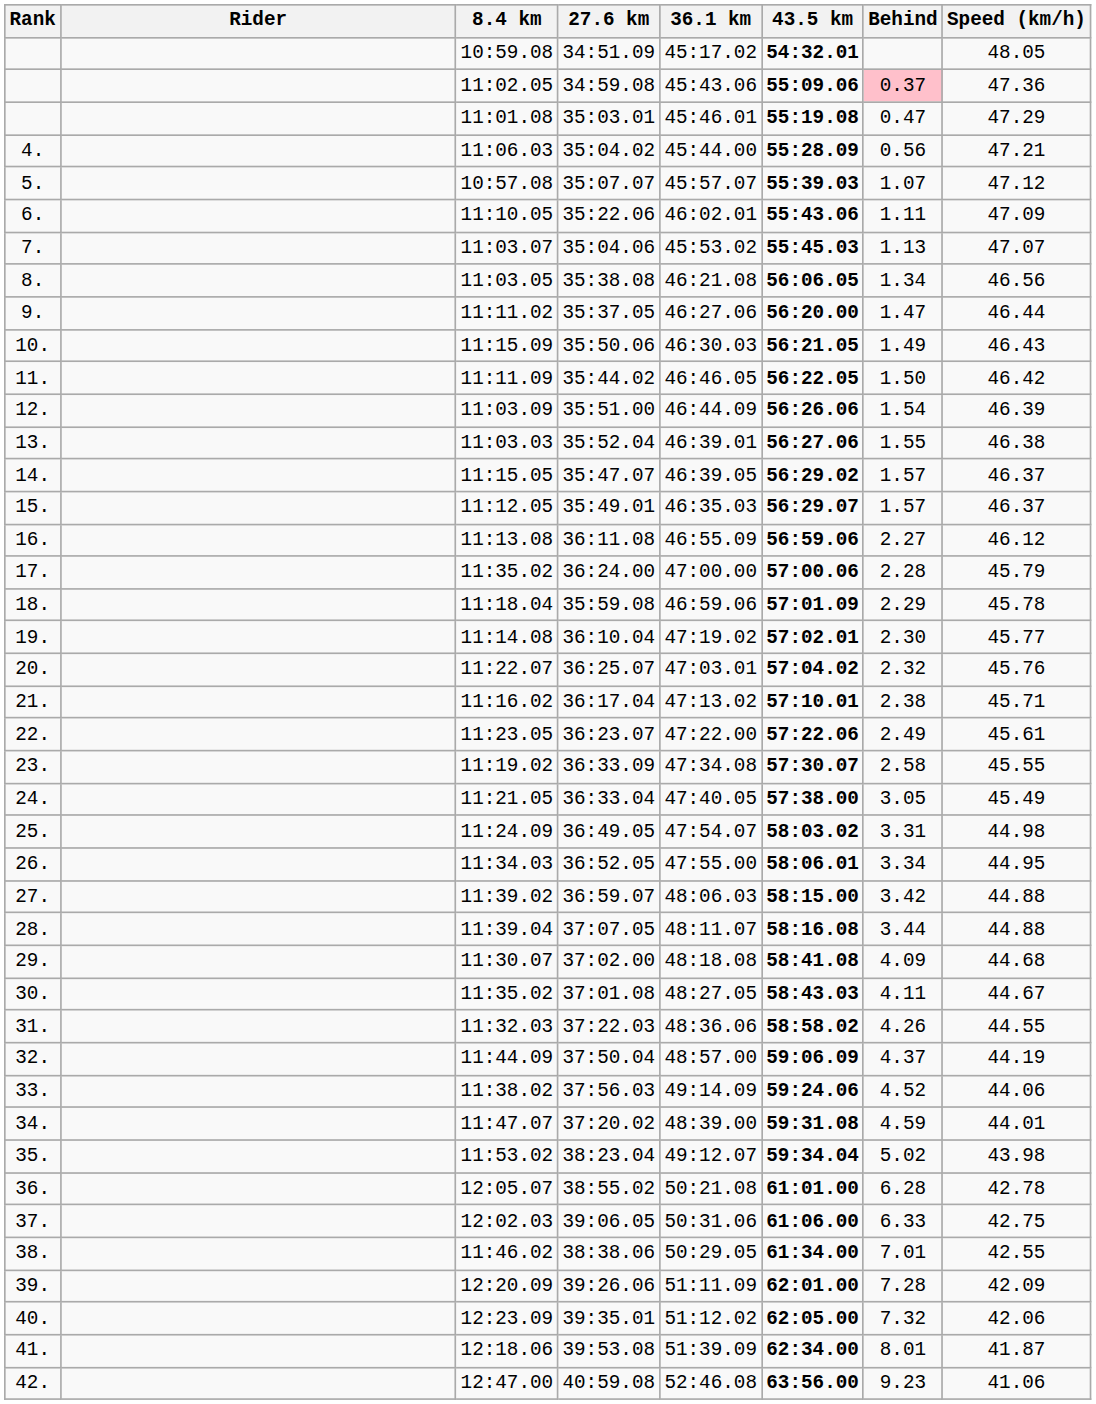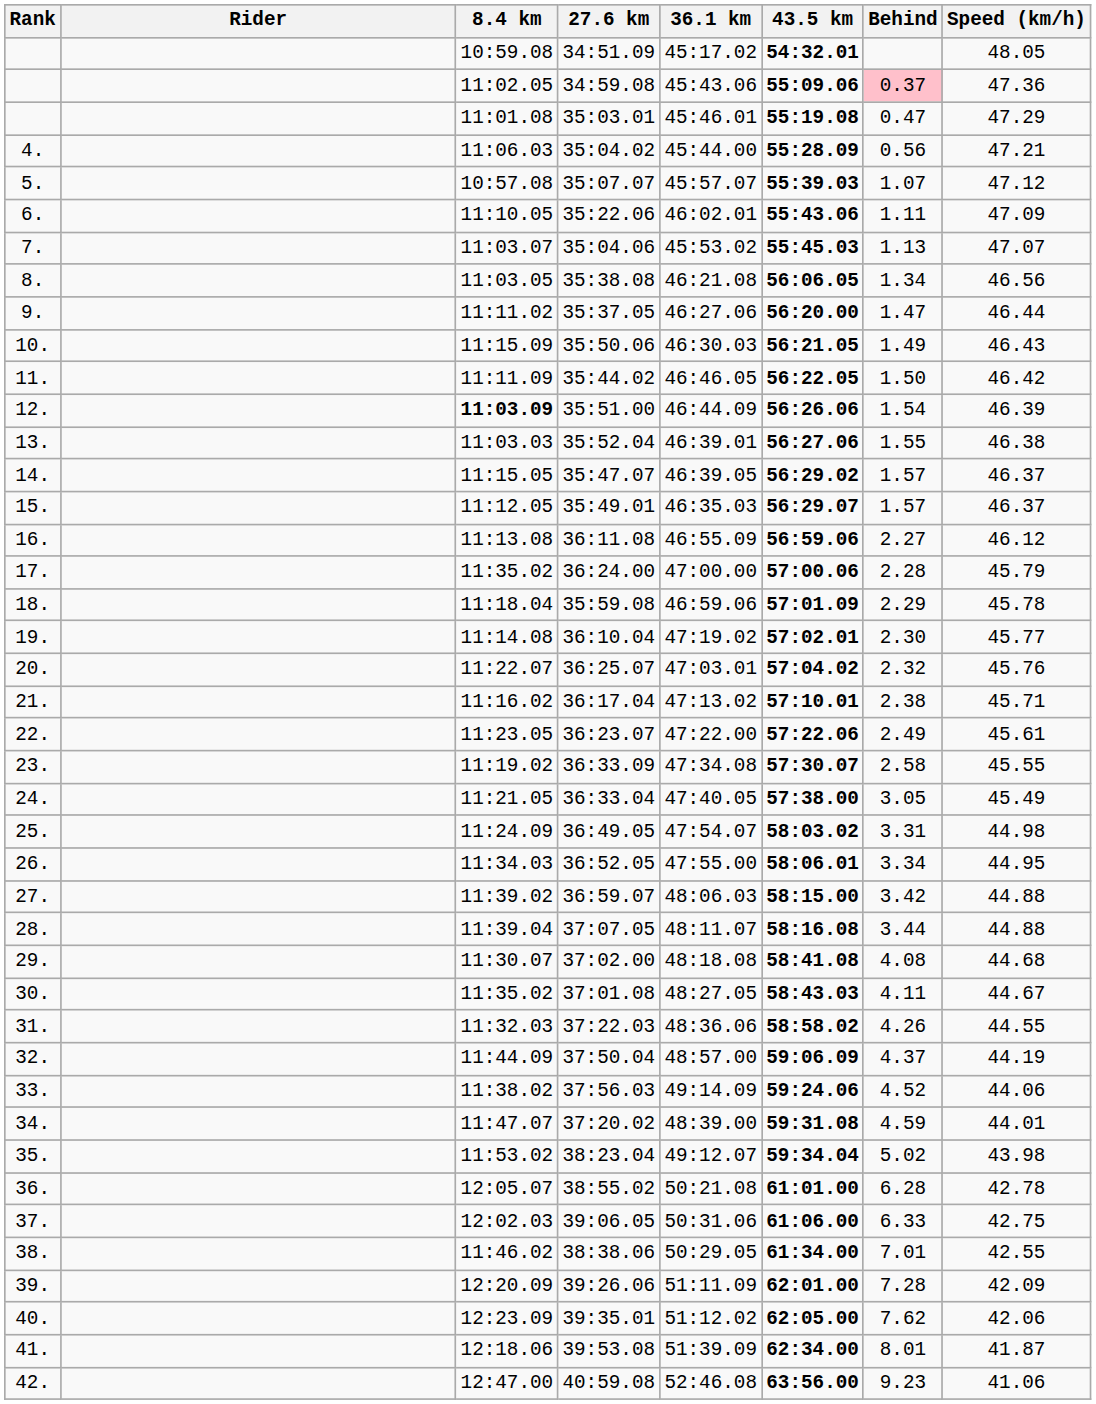(507, 410) normal -> (507, 410) bold
(903, 961) 4.09 -> (903, 961) 4.08
(903, 1318) 7.32 -> (903, 1318) 7.62
